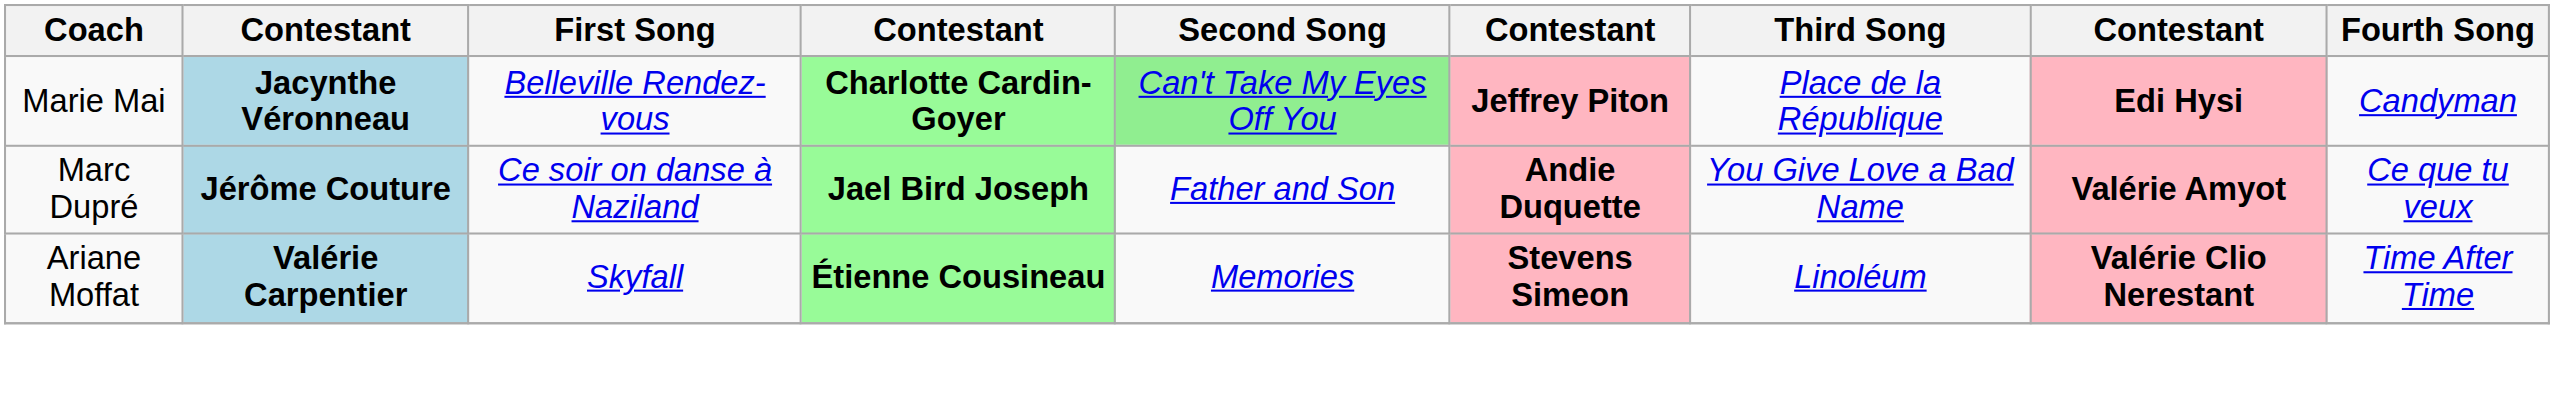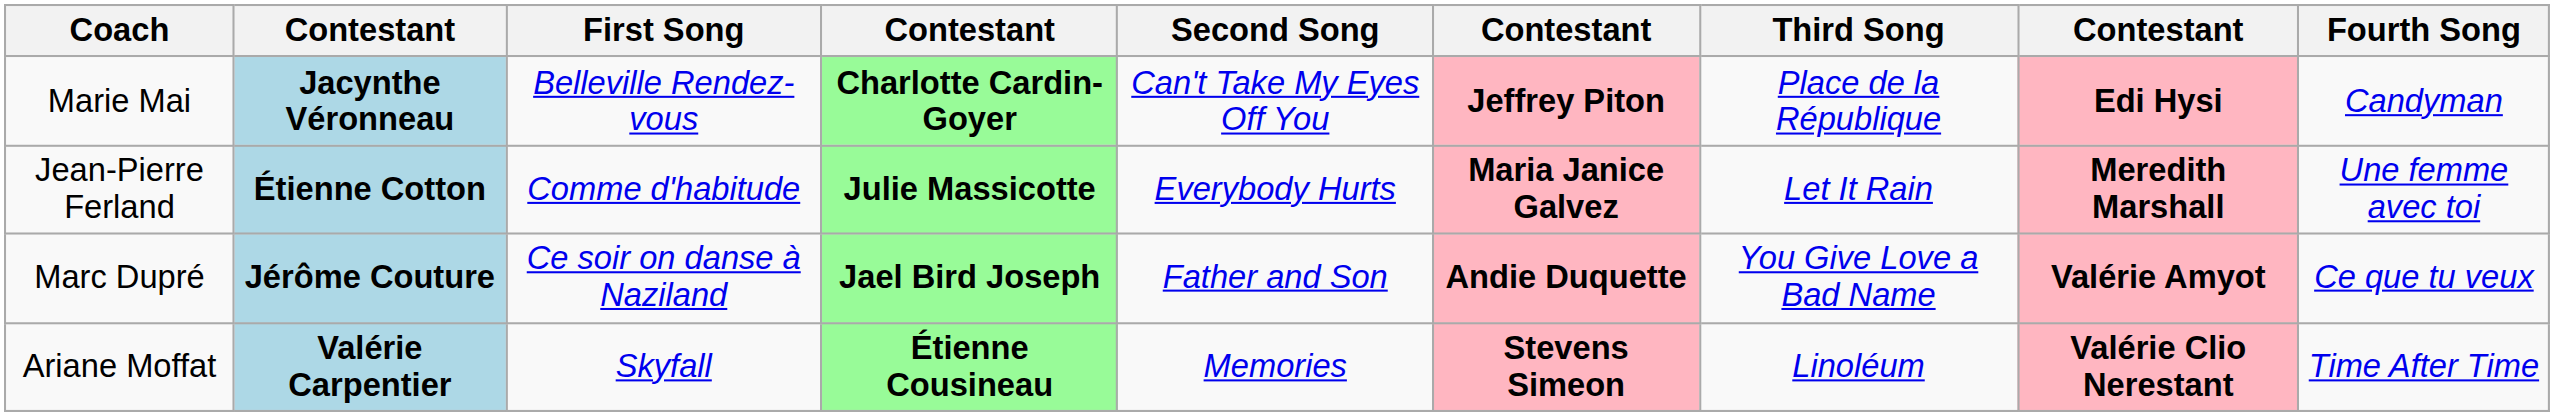(1283, 100) lightgreen background -> (1275, 100) no background
+ row: (119, 188)
